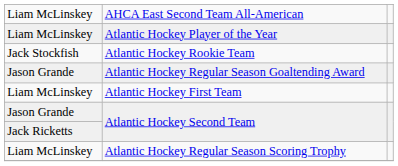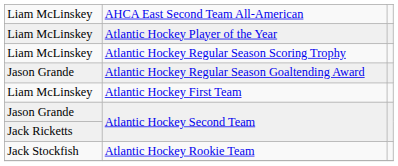rows swapped: (50, 151) <-> (43, 53)
